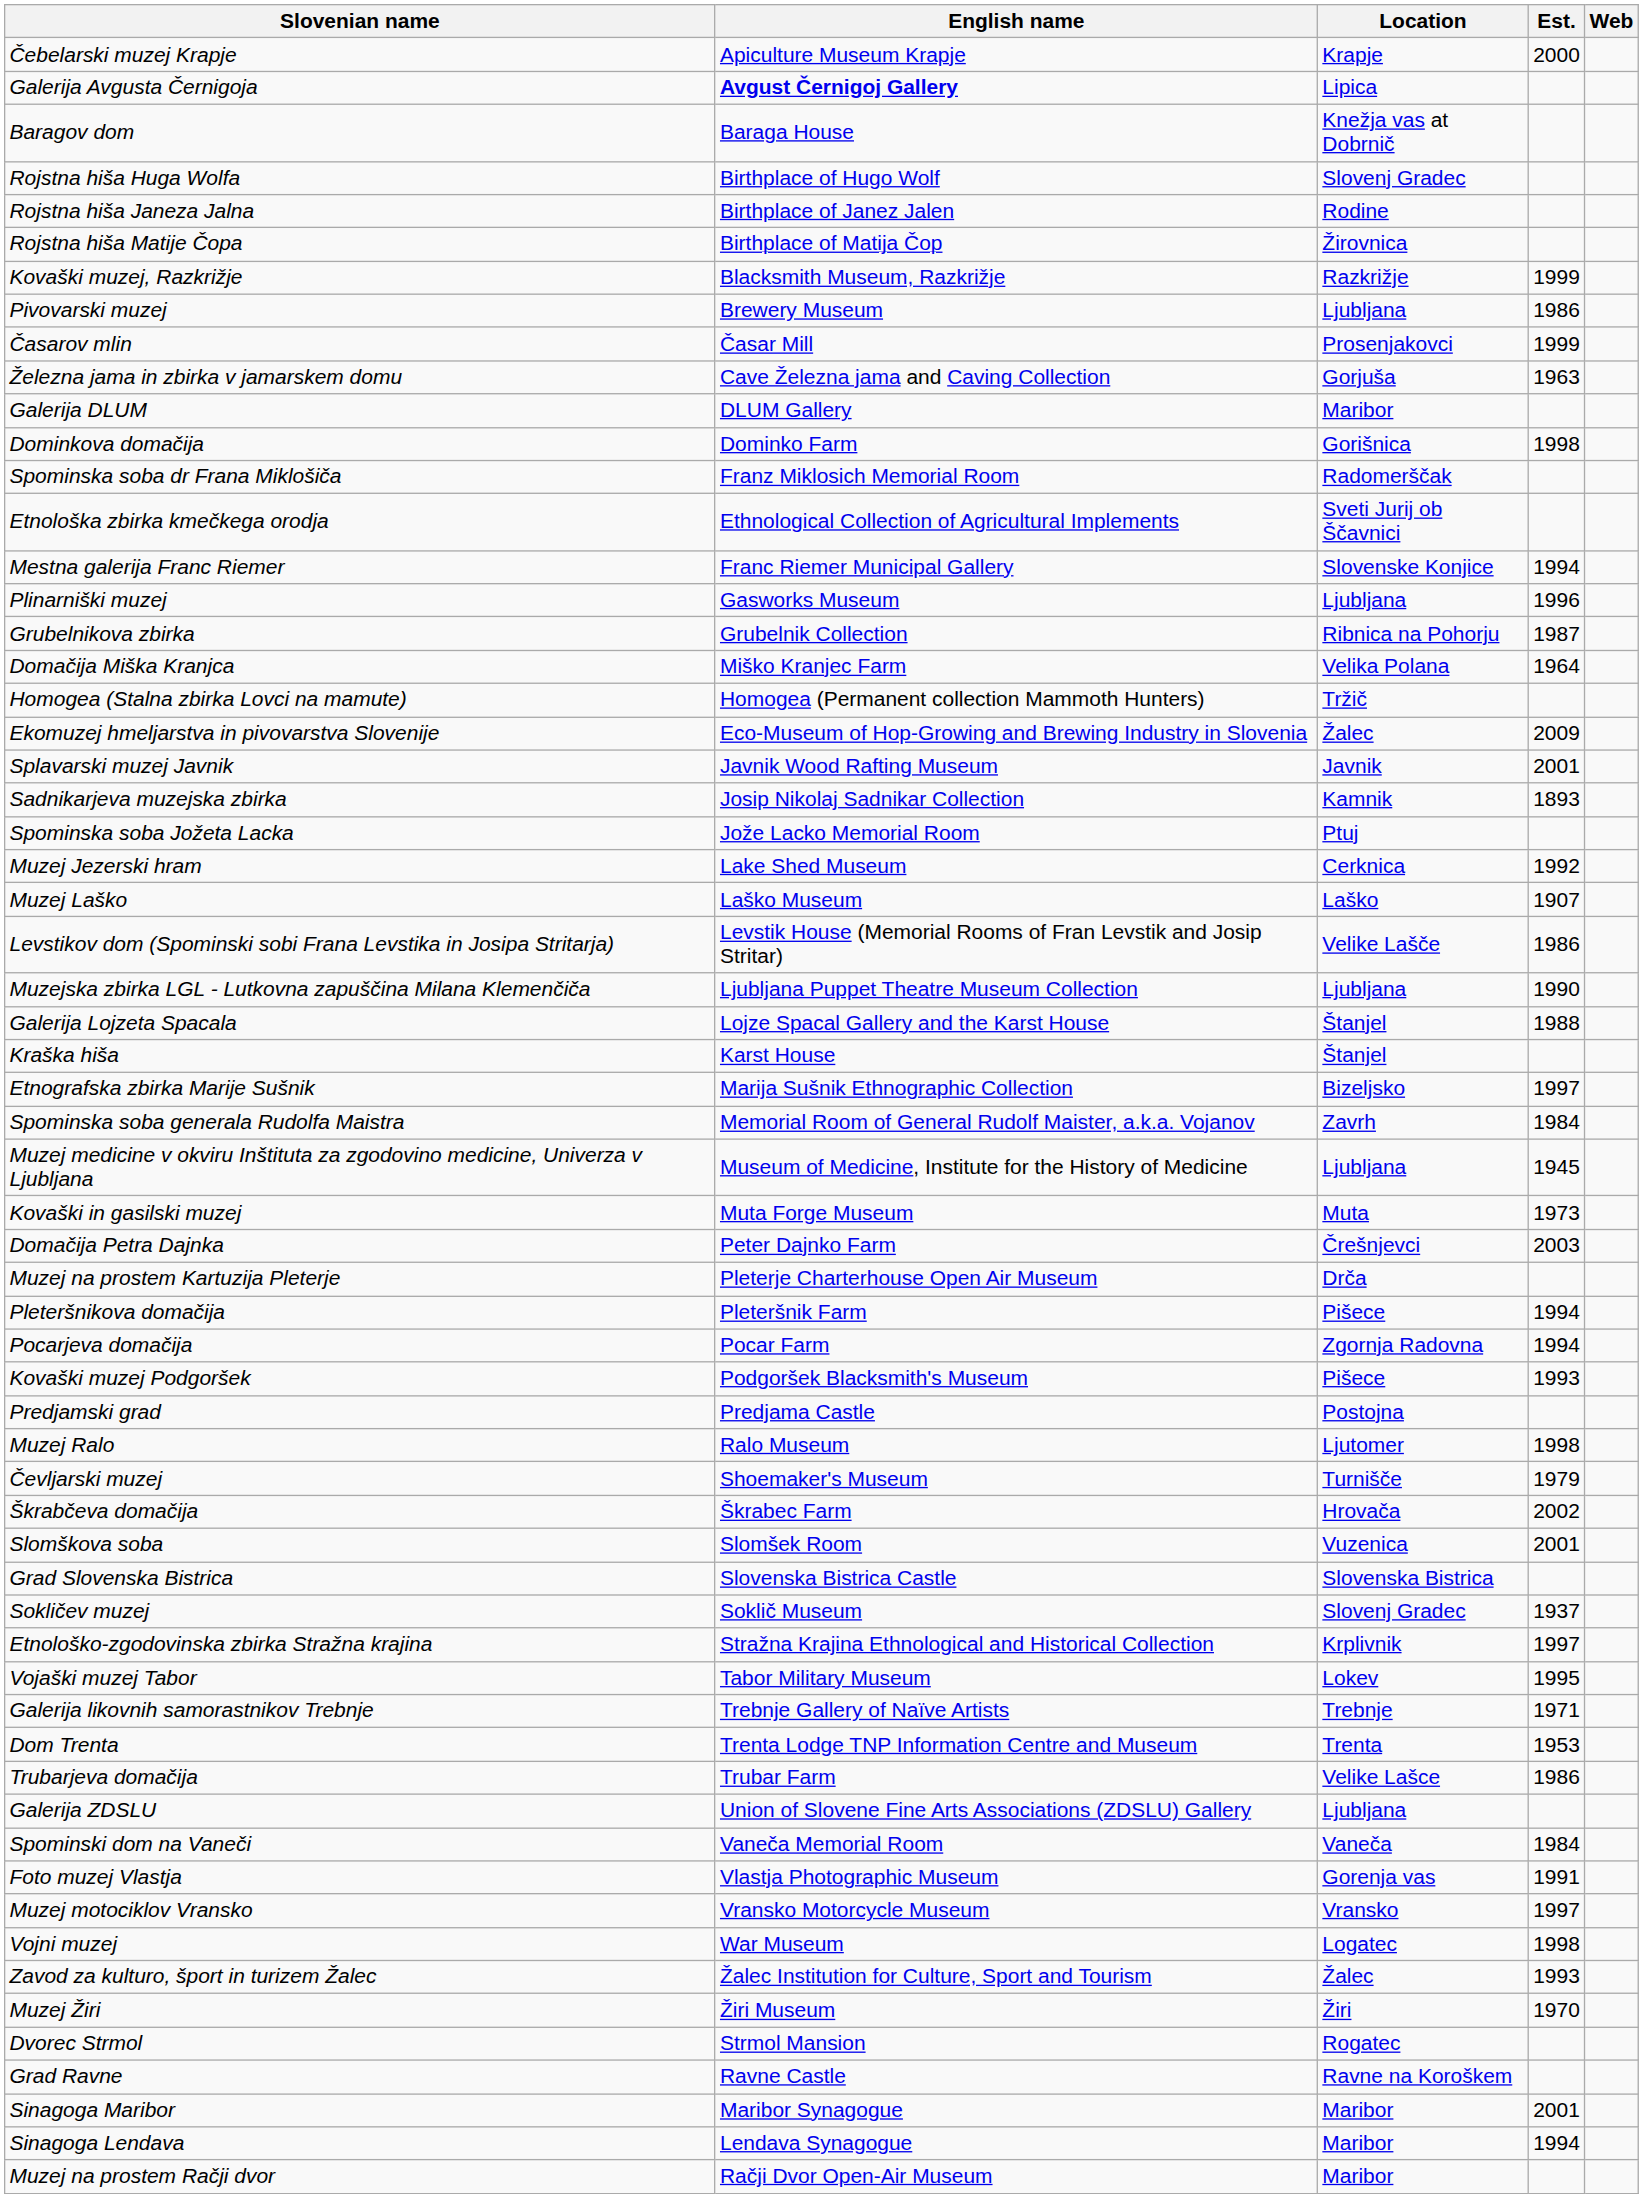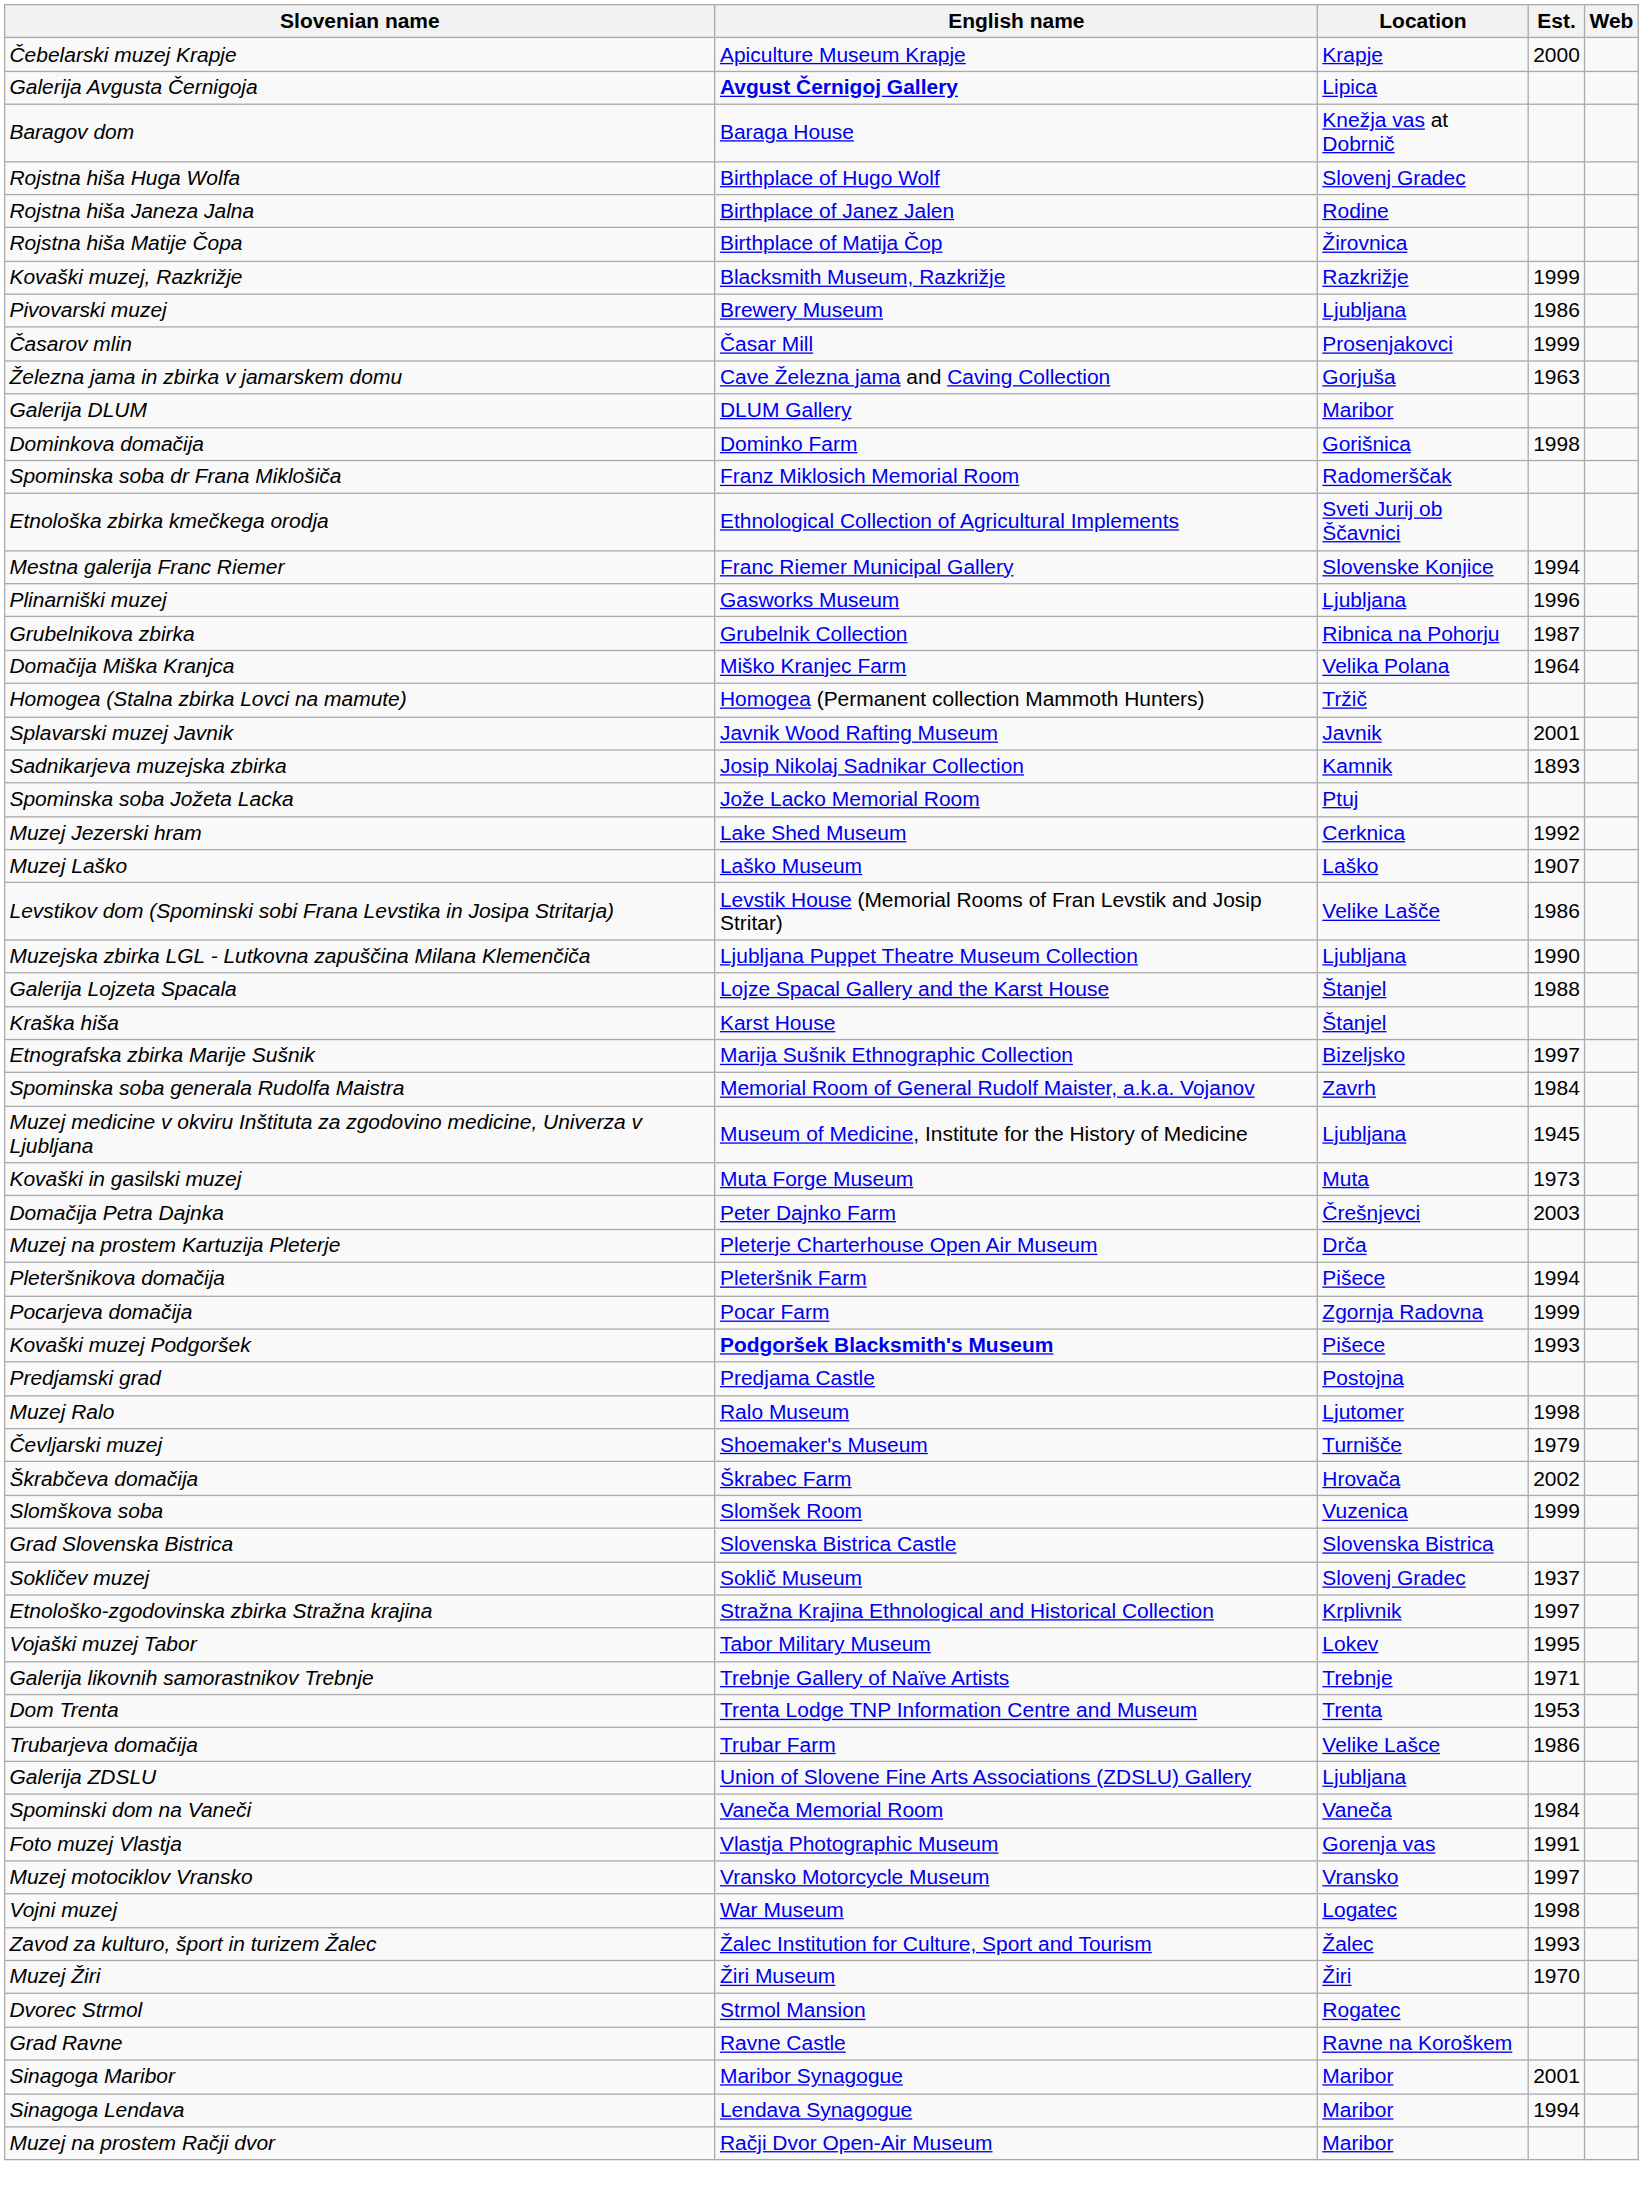- row: (224, 733)
(1557, 1345) 1994 -> (1557, 1312) 1999
(874, 1378) normal -> (887, 1345) bold
(1557, 1544) 2001 -> (1557, 1511) 1999
